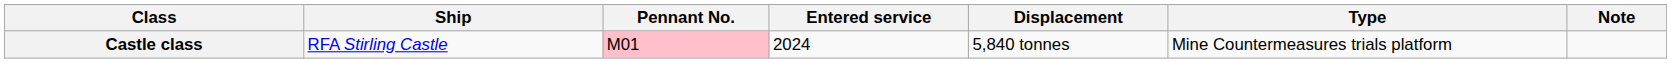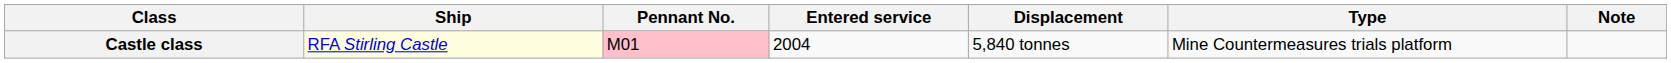(378, 44) no background -> (378, 44) lightyellow background
(792, 44) 2024 -> (792, 44) 2004
